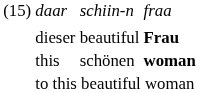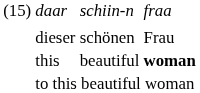(110, 37) beautiful -> (107, 37) schönen
(161, 37) bold -> (159, 37) normal
(107, 60) schönen -> (110, 60) beautiful
